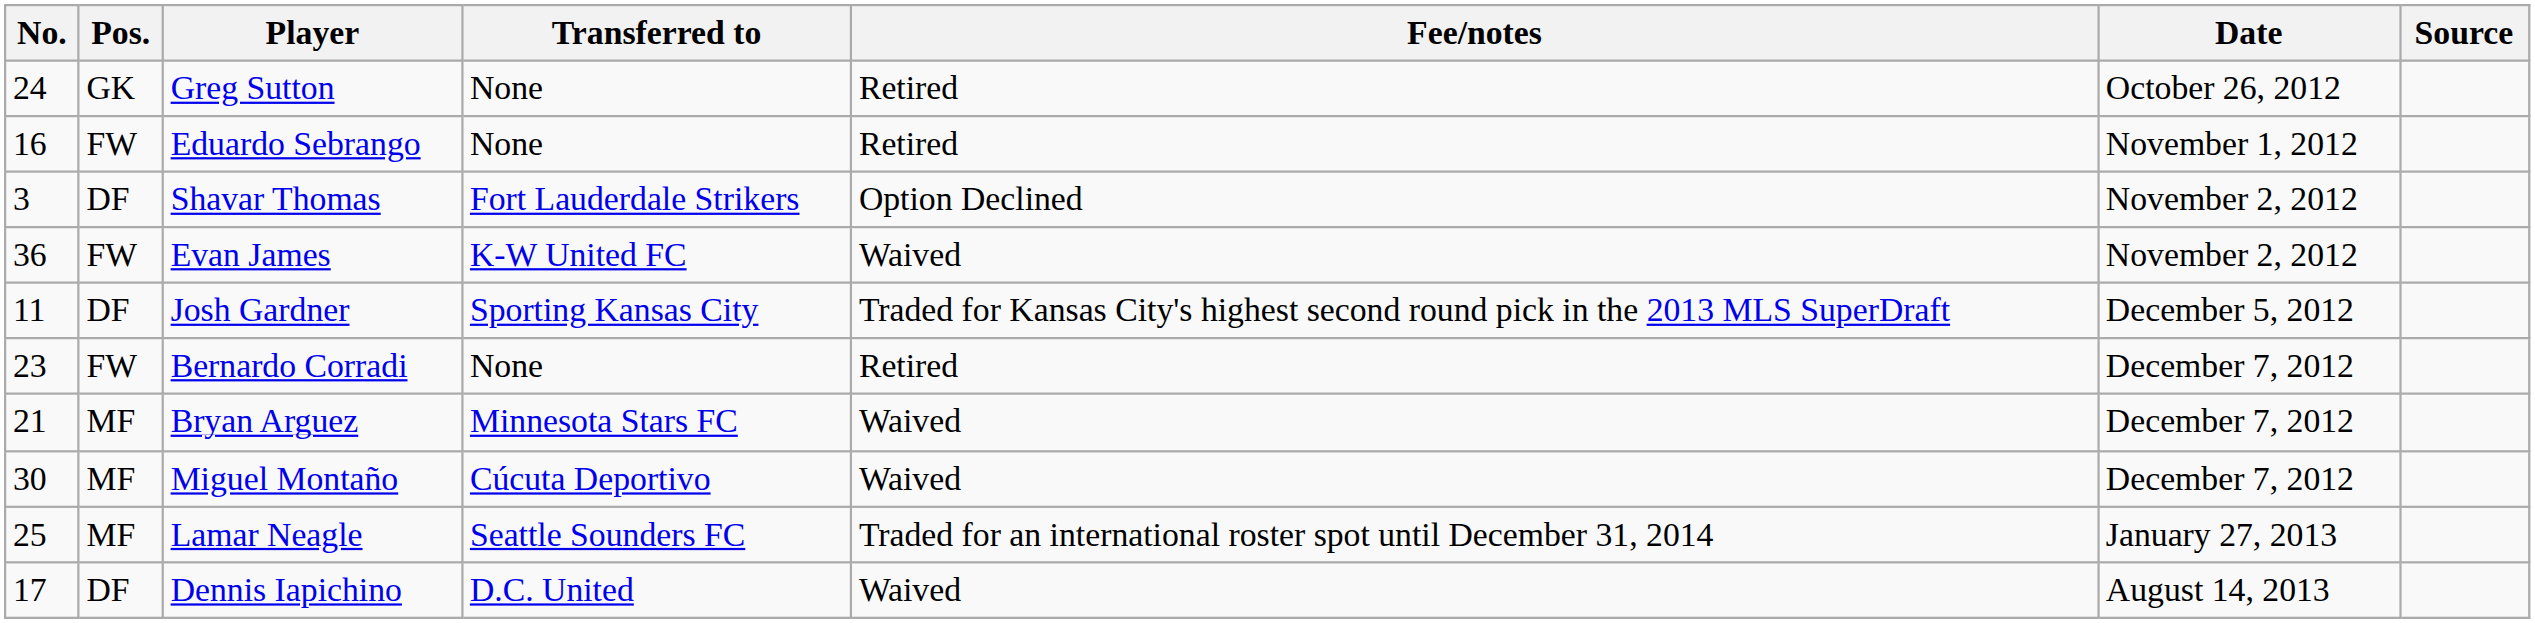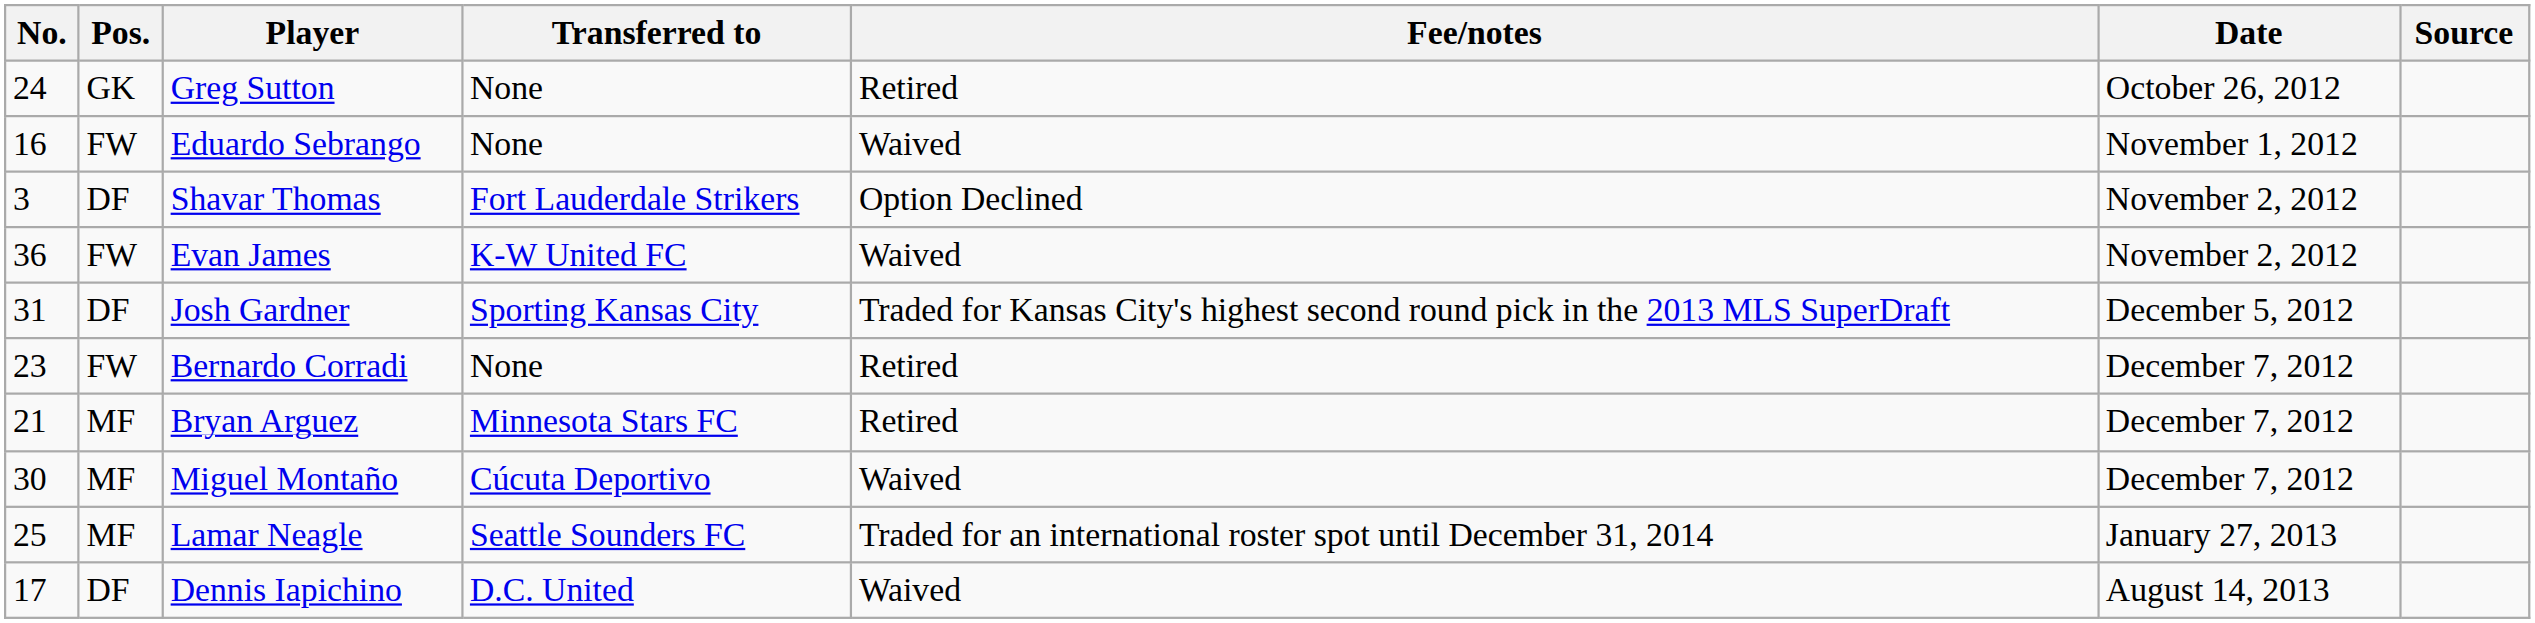(909, 143) Retired -> (910, 143) Waived
(29, 310) 11 -> (30, 310) 31
(910, 421) Waived -> (909, 421) Retired
